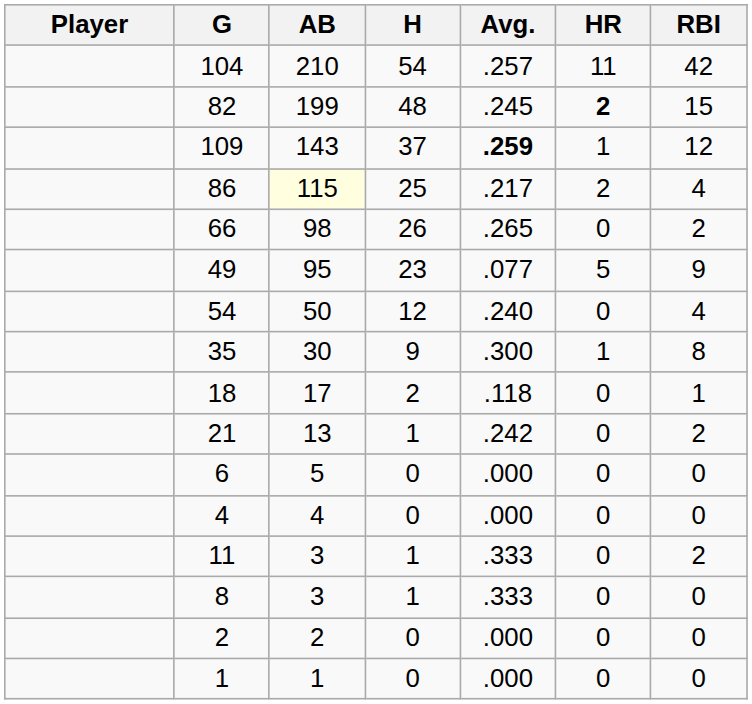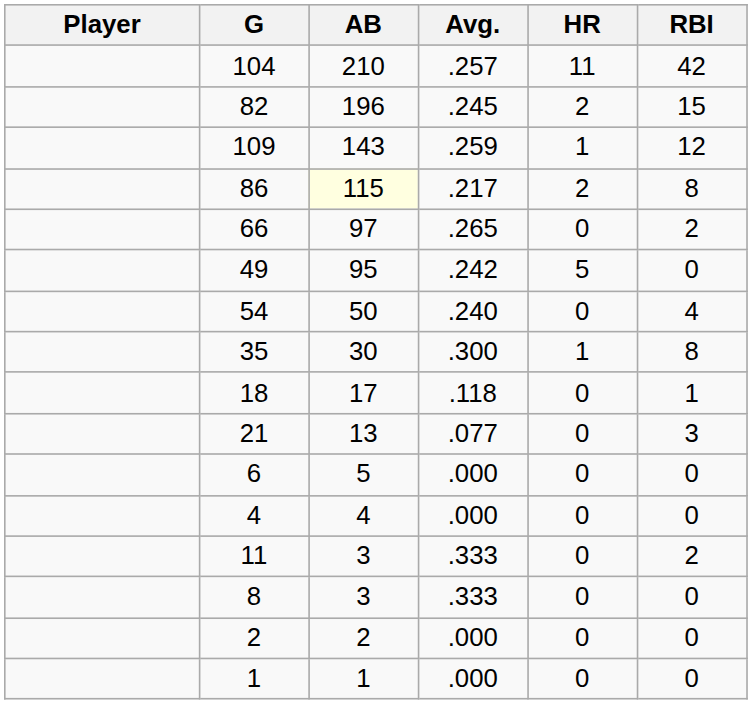- column: (413, 24)
(317, 106) 199 -> (363, 106) 196
(603, 106) bold -> (582, 106) normal
(508, 147) bold -> (473, 147) normal
(699, 188) 4 -> (692, 188) 8
(317, 229) 98 -> (363, 229) 97
(508, 270) .077 -> (473, 270) .242
(699, 270) 9 -> (692, 270) 0
(508, 433) .242 -> (473, 433) .077
(699, 433) 2 -> (692, 433) 3
